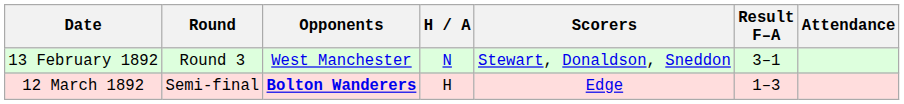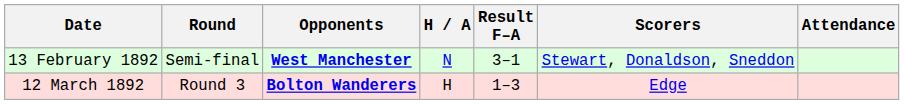columns swapped: (766, 26) <-> (604, 26)
(212, 61) Round 3 -> (212, 61) Semi-final
(341, 61) normal -> (341, 61) bold
(212, 86) Semi-final -> (212, 86) Round 3
